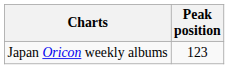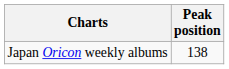(197, 52) 123 -> (197, 52) 138
